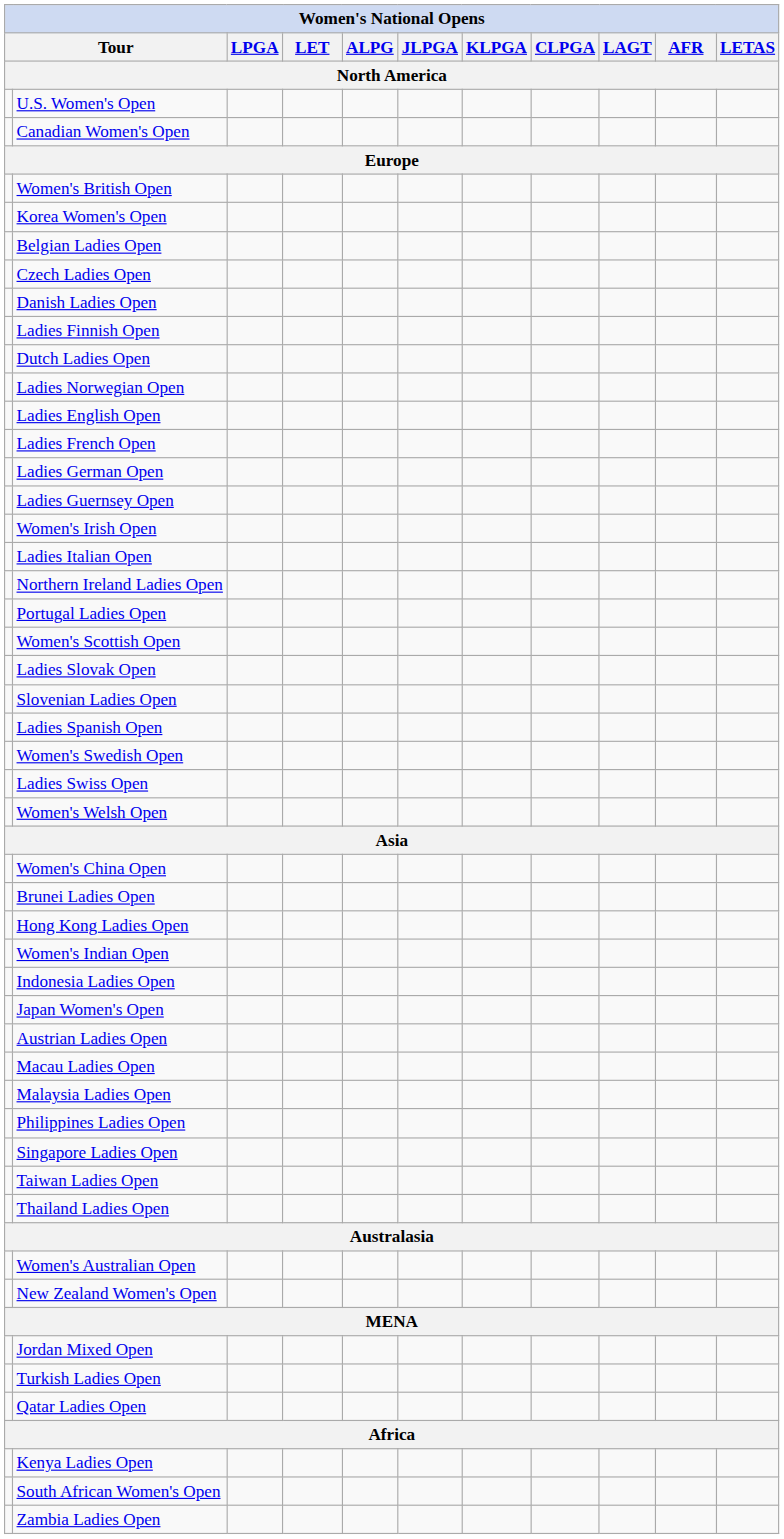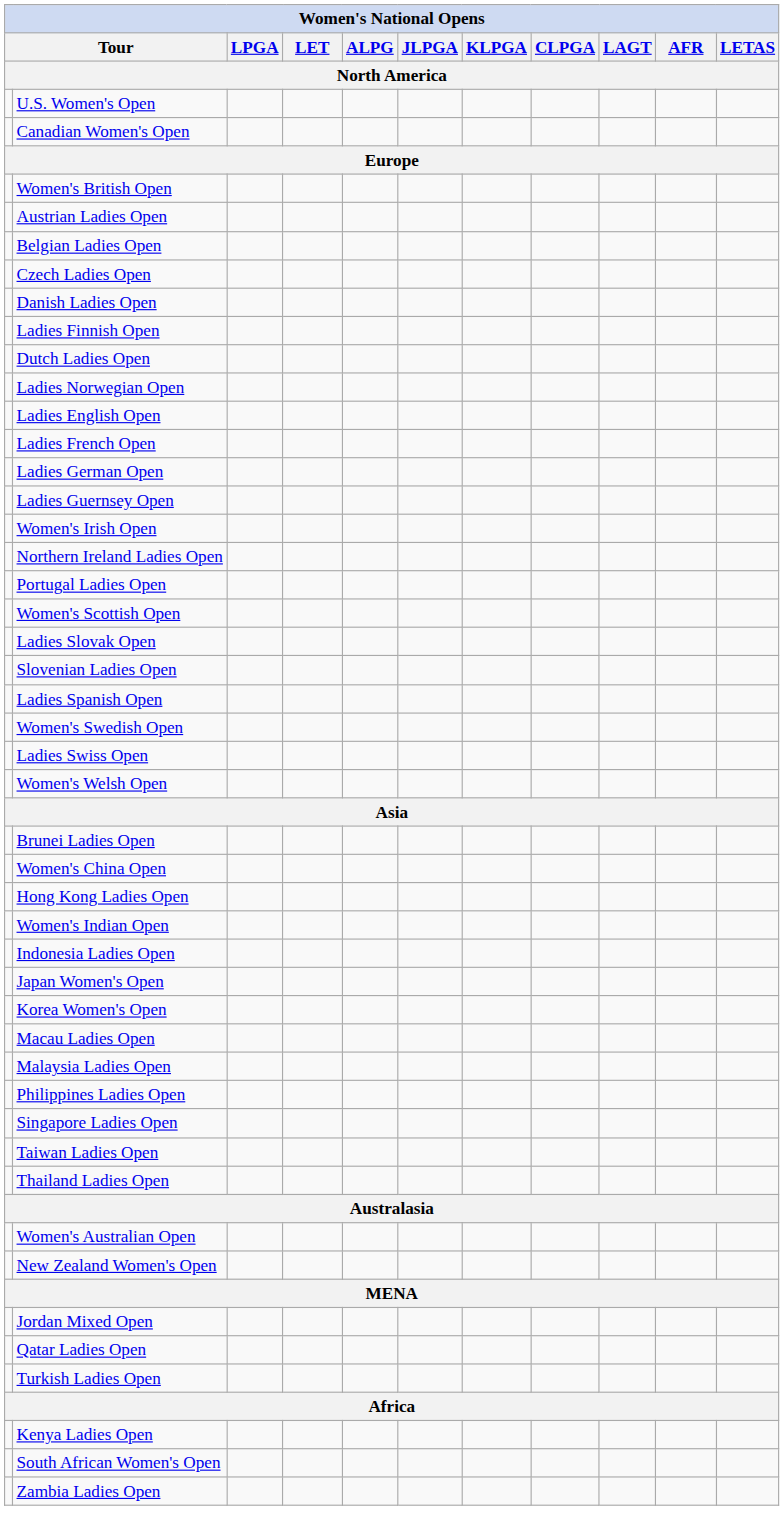rows swapped: (92, 1038) <-> (92, 217)
- row: (84, 556)
rows swapped: (86, 896) <-> (91, 868)
rows swapped: (81, 1406) <-> (89, 1378)
